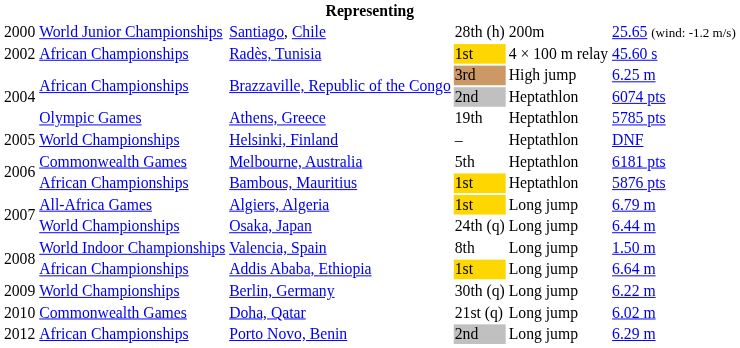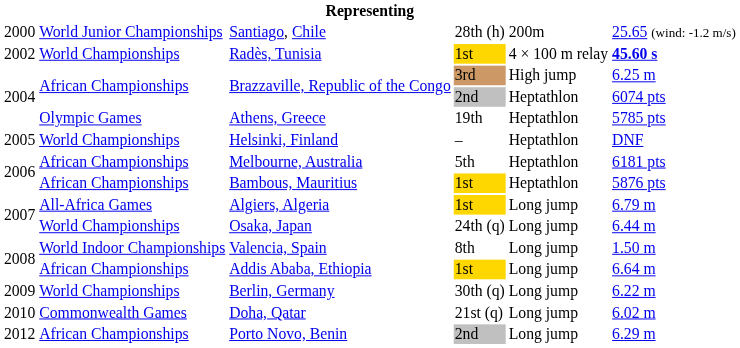(114, 53) African Championships -> (109, 53) World Championships
(635, 53) normal -> (635, 53) bold
(113, 161) Commonwealth Games -> (114, 161) African Championships
